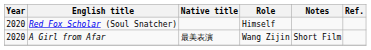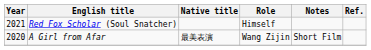(16, 24) 2020 -> (16, 24) 2021
